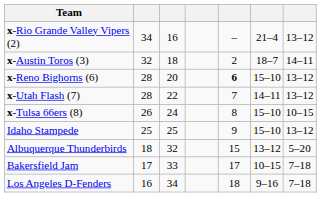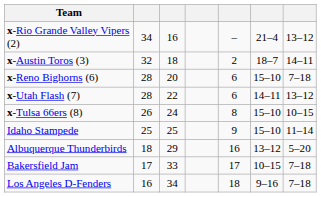(234, 78) bold -> (234, 78) normal
(300, 78) 13–12 -> (300, 78) 7–18
(234, 95) 7 -> (234, 95) 6
(300, 130) 13–12 -> (300, 130) 11–14
(172, 148) 32 -> (172, 148) 29
(234, 148) 15 -> (234, 148) 16
